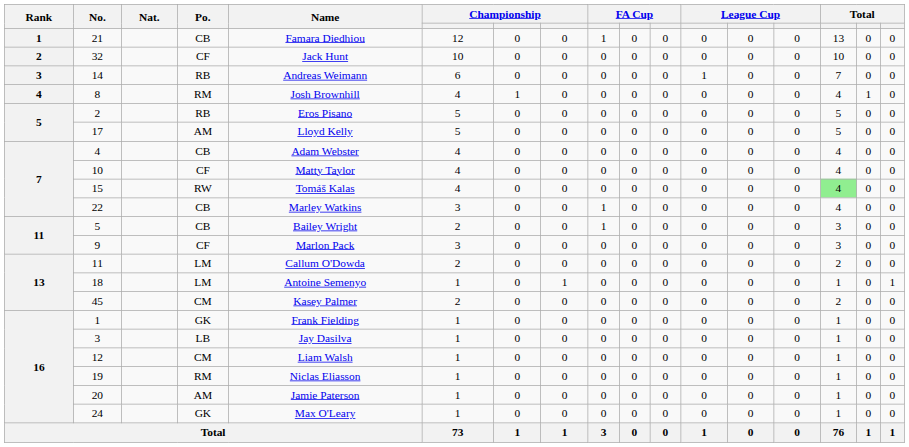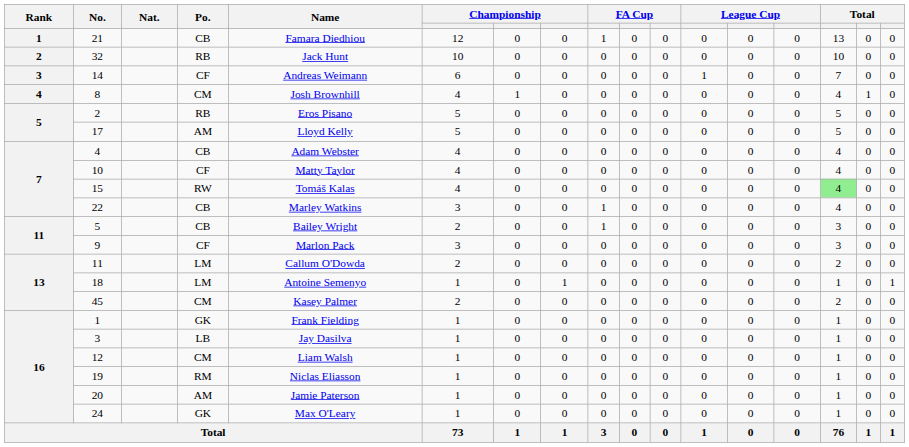(203, 56) CF -> (203, 56) RB
(203, 75) RB -> (203, 75) CF
(203, 94) RM -> (203, 94) CM
